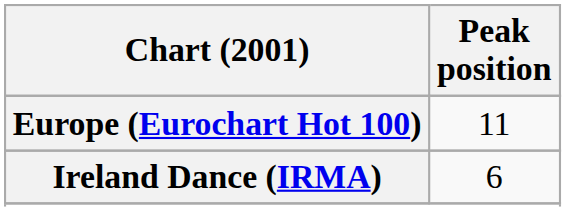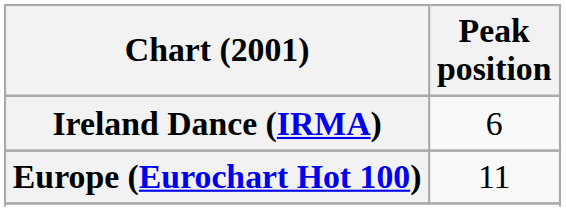rows swapped: (217, 122) <-> (217, 176)
